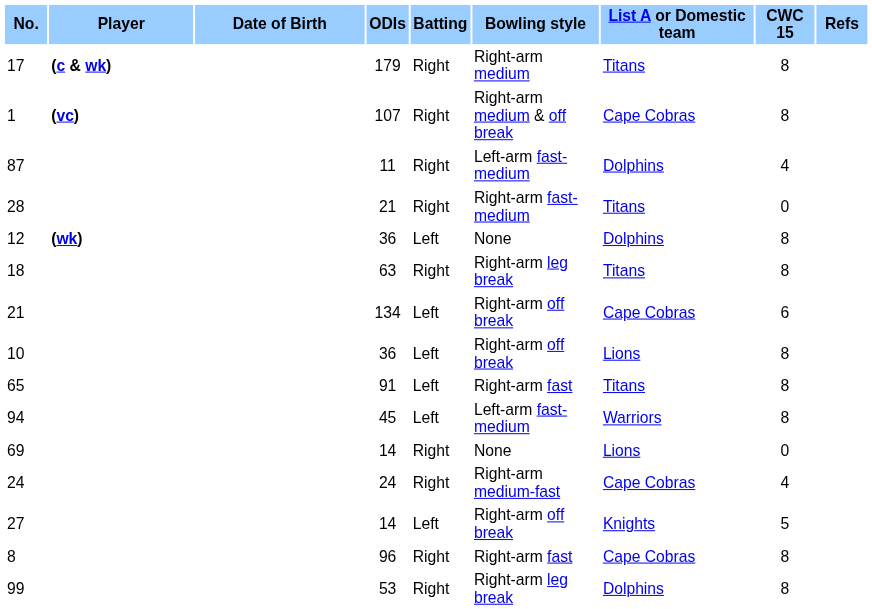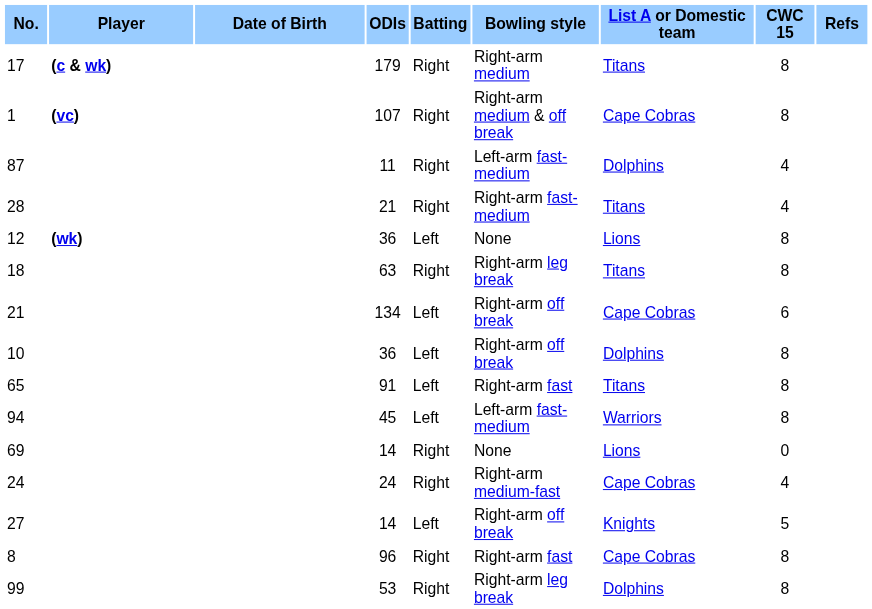(785, 206) 0 -> (785, 206) 4
(633, 239) Dolphins -> (622, 239) Lions
(622, 353) Lions -> (633, 353) Dolphins
